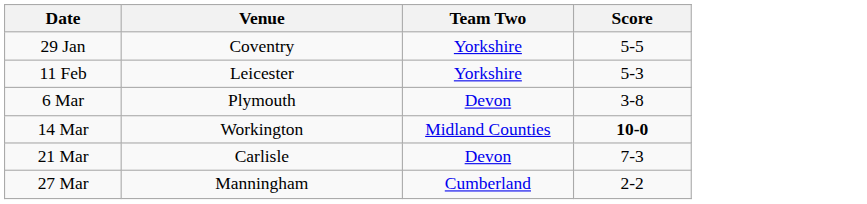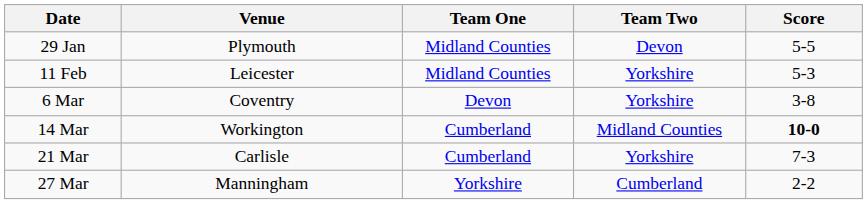+ column: (488, 18)
(262, 45) Coventry -> (262, 45) Plymouth
(488, 45) Yorkshire -> (659, 45) Devon
(262, 101) Plymouth -> (262, 101) Coventry
(488, 101) Devon -> (659, 101) Yorkshire
(488, 156) Devon -> (659, 156) Yorkshire
